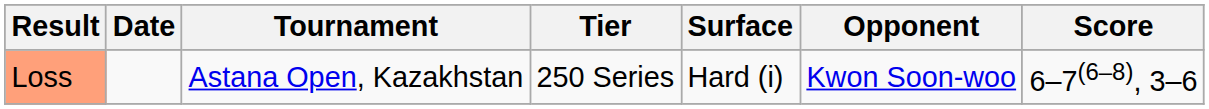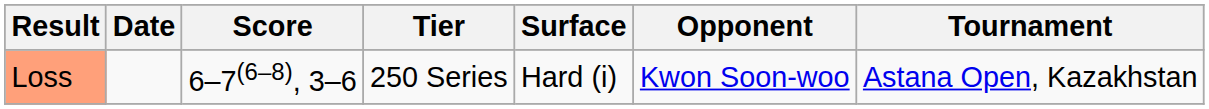columns swapped: (356, 27) <-> (1113, 27)
